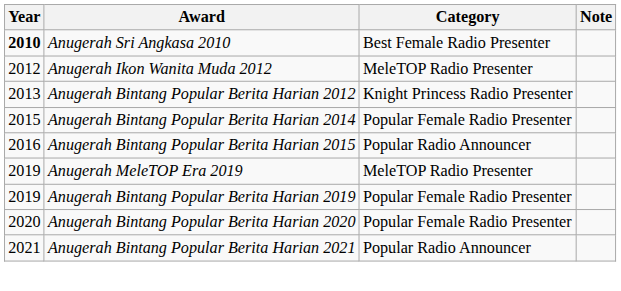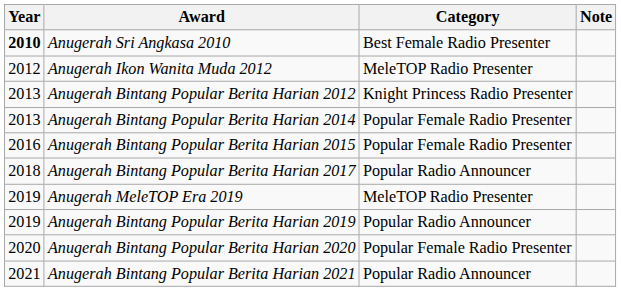(24, 119) 2015 -> (24, 119) 2013
(447, 145) Popular Radio Announcer -> (467, 145) Popular Female Radio Presenter
+ row: (202, 171)
(467, 196) Popular Female Radio Presenter -> (447, 222) Popular Radio Announcer
